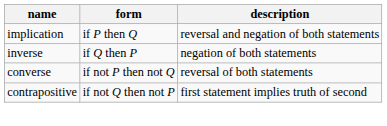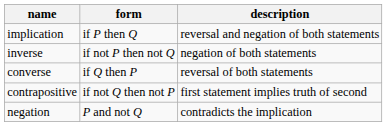(110, 53) if Q then P -> (129, 53) if not P then not Q
(129, 72) if not P then not Q -> (110, 72) if Q then P
+ row: (28, 111)
